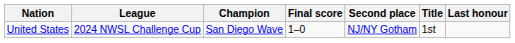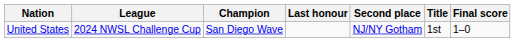columns swapped: (315, 13) <-> (478, 13)
